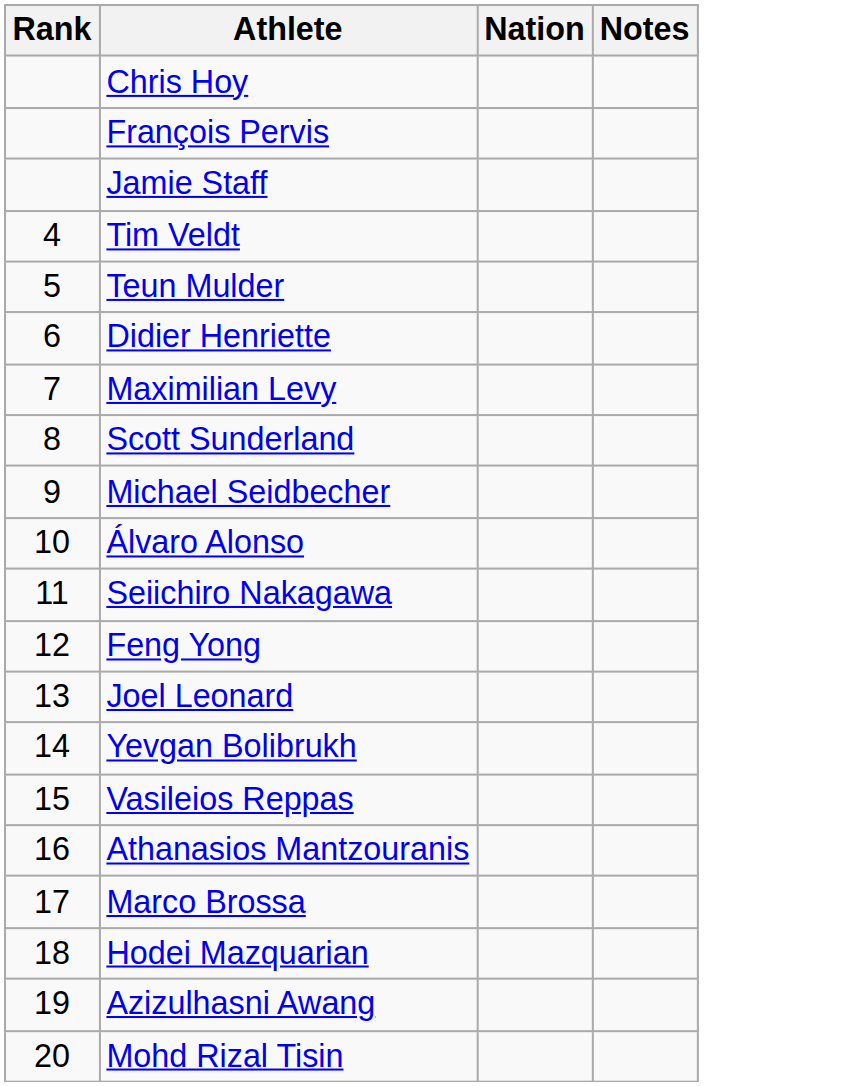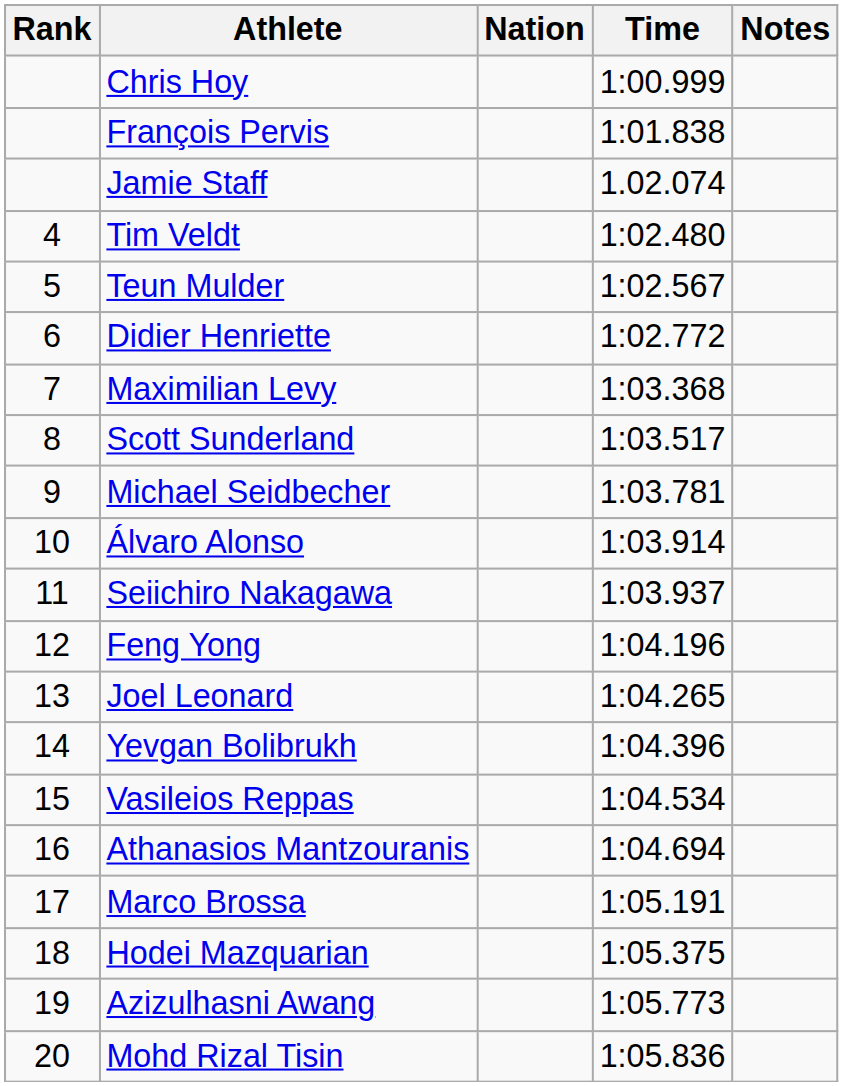+ column: (663, 30)
